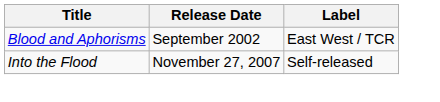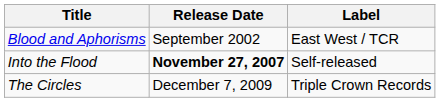(216, 62) normal -> (218, 62) bold
+ row: (45, 85)
